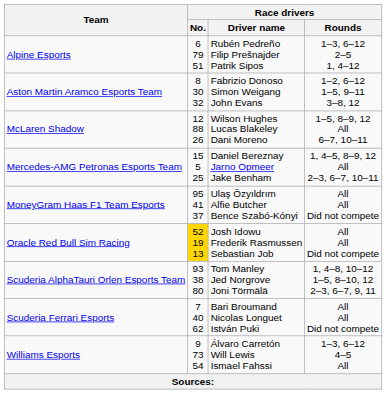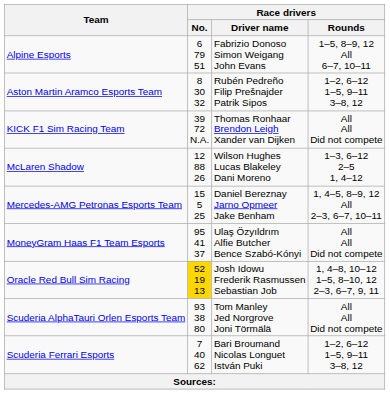(245, 54) Rubén Pedreño Filip Prešnajder Patrik Sipos -> (250, 54) Fabrizio Donoso Simon Weigang John Evans
(343, 54) 1–3, 6–12 2–5 1, 4–12 -> (346, 54) 1–5, 8–9, 12 All 6–7, 10–11
(247, 92) Fabrizio Donoso Simon Weigang John Evans -> (249, 92) Rubén Pedreño Filip Prešnajder Patrik Sipos
+ row: (66, 129)
(343, 129) 1–5, 8–9, 12 All 6–7, 10–11 -> (346, 167) 1–3, 6–12 2–5 1, 4–12
(343, 242) All All Did not compete -> (346, 279) 1, 4–8, 10–12 1–5, 8–10, 12 2–3, 6–7, 9, 11
(343, 279) 1, 4–8, 10–12 1–5, 8–10, 12 2–3, 6–7, 9, 11 -> (346, 317) All All Did not compete
(343, 317) All All Did not compete -> (346, 354) 1–2, 6–12 1–5, 9–11 3–8, 12
- row: (43, 354)
